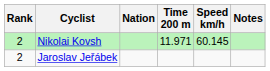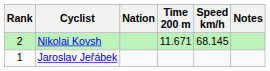(176, 41) 11.971 -> (176, 41) 11.671
(212, 41) 60.145 -> (212, 41) 68.145
(20, 58) 2 -> (20, 58) 1
